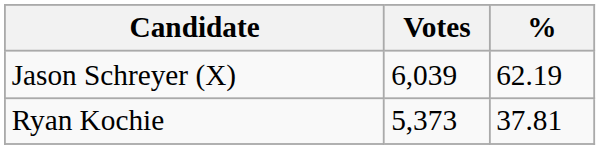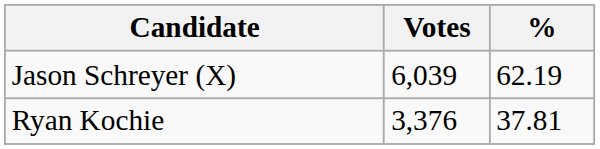(424, 120) 5,373 -> (424, 120) 3,376
